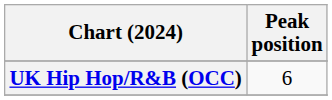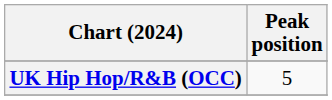(287, 77) 6 -> (287, 77) 5
